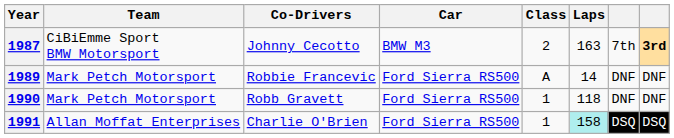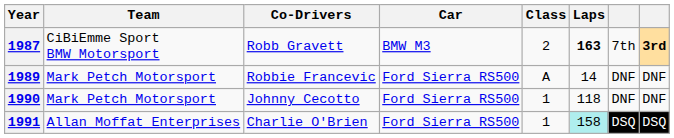(303, 46) Johnny Cecotto -> (295, 46) Robb Gravett
(589, 46) normal -> (589, 46) bold
(295, 99) Robb Gravett -> (303, 99) Johnny Cecotto
